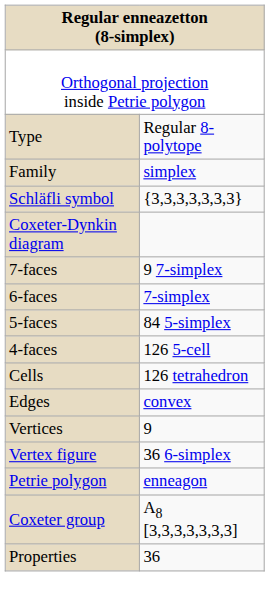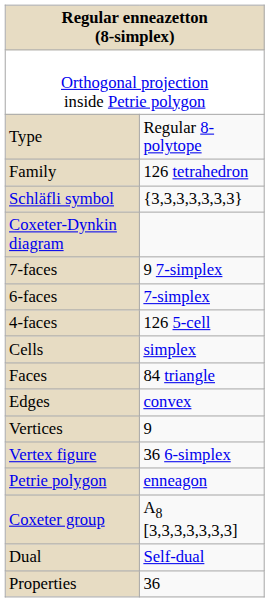(170, 172) simplex -> (196, 172) 126 tetrahedron
- row: (33, 323)
(196, 375) 126 tetrahedron -> (170, 349) simplex
+ row: (28, 375)
+ row: (25, 557)
